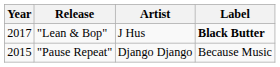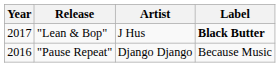(19, 52) 2015 -> (19, 52) 2016
